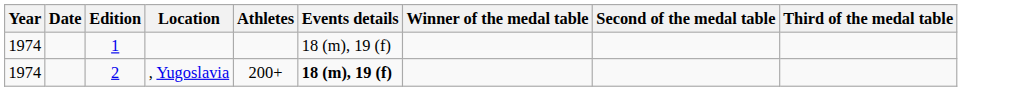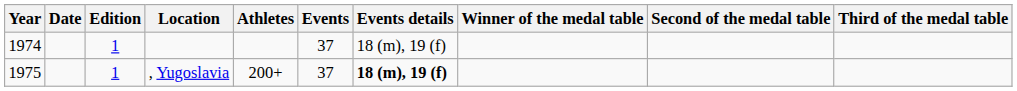+ column: (326, 18)
(25, 72) 1974 -> (25, 72) 1975
(115, 72) 2 -> (115, 72) 1
